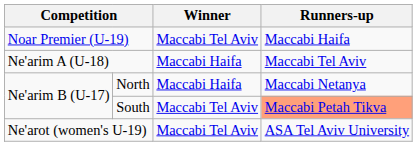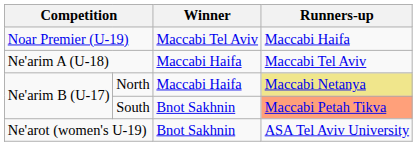(315, 84) no background -> (315, 84) khaki background
(207, 107) Maccabi Tel Aviv -> (196, 107) Bnot Sakhnin
(207, 130) Maccabi Tel Aviv -> (196, 130) Bnot Sakhnin
